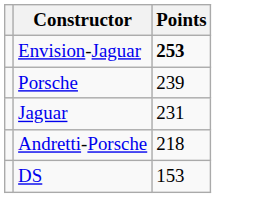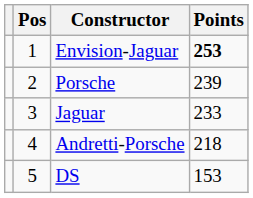+ column: (32, 19)
(170, 113) 231 -> (208, 113) 233
